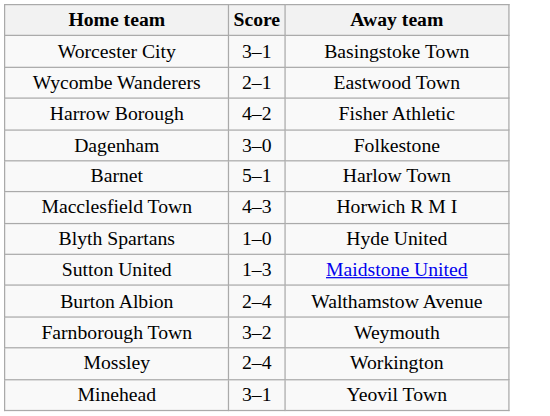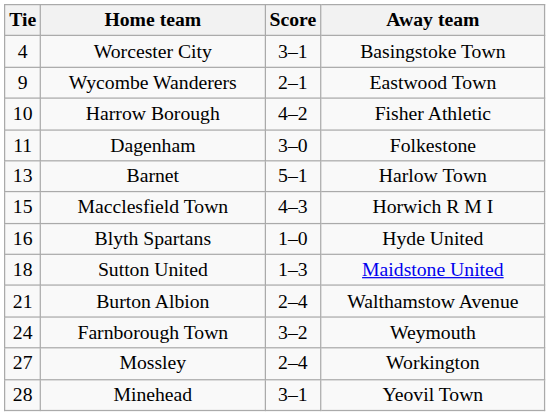+ column: (23, 20)
